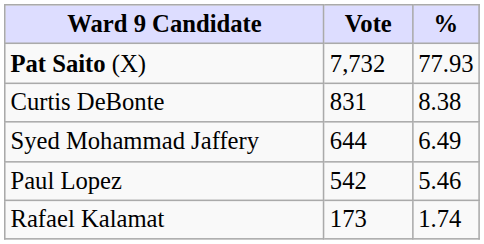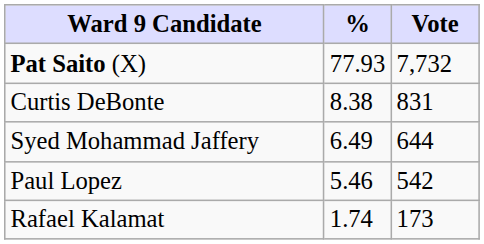columns swapped: (368, 24) <-> (446, 24)
